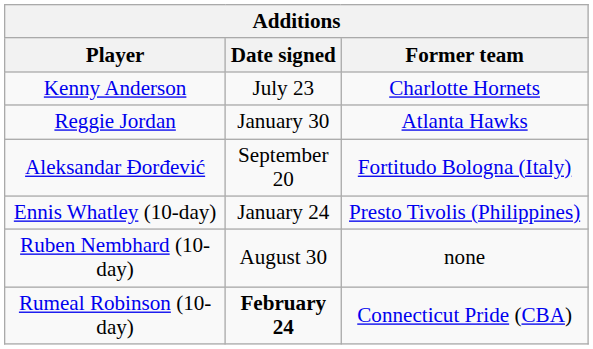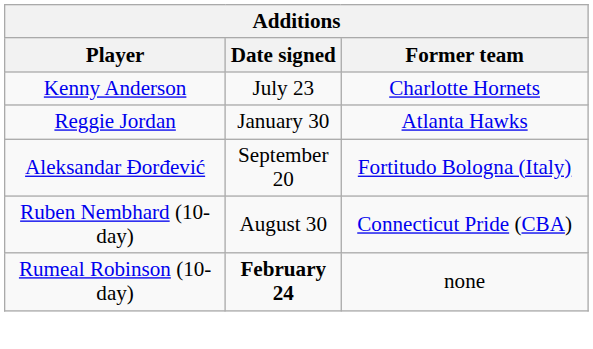- row: (115, 212)
(465, 257) none -> (465, 224) Connecticut Pride (CBA)
(465, 315) Connecticut Pride (CBA) -> (465, 281) none
